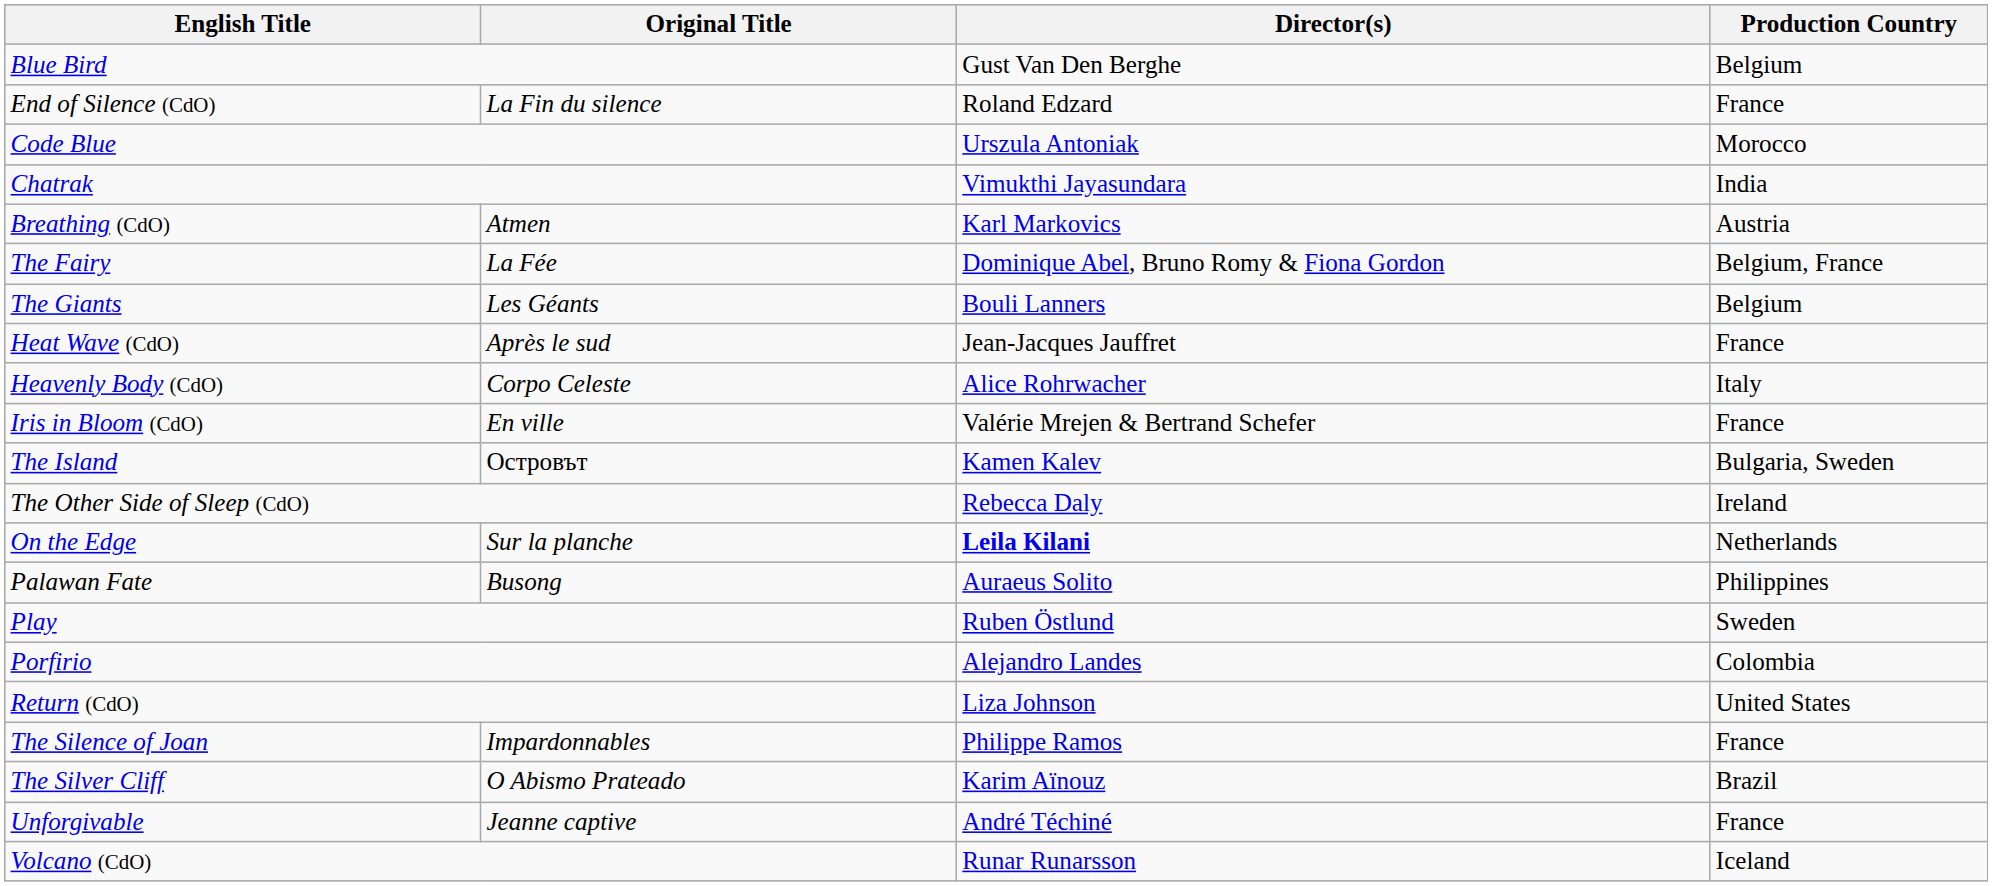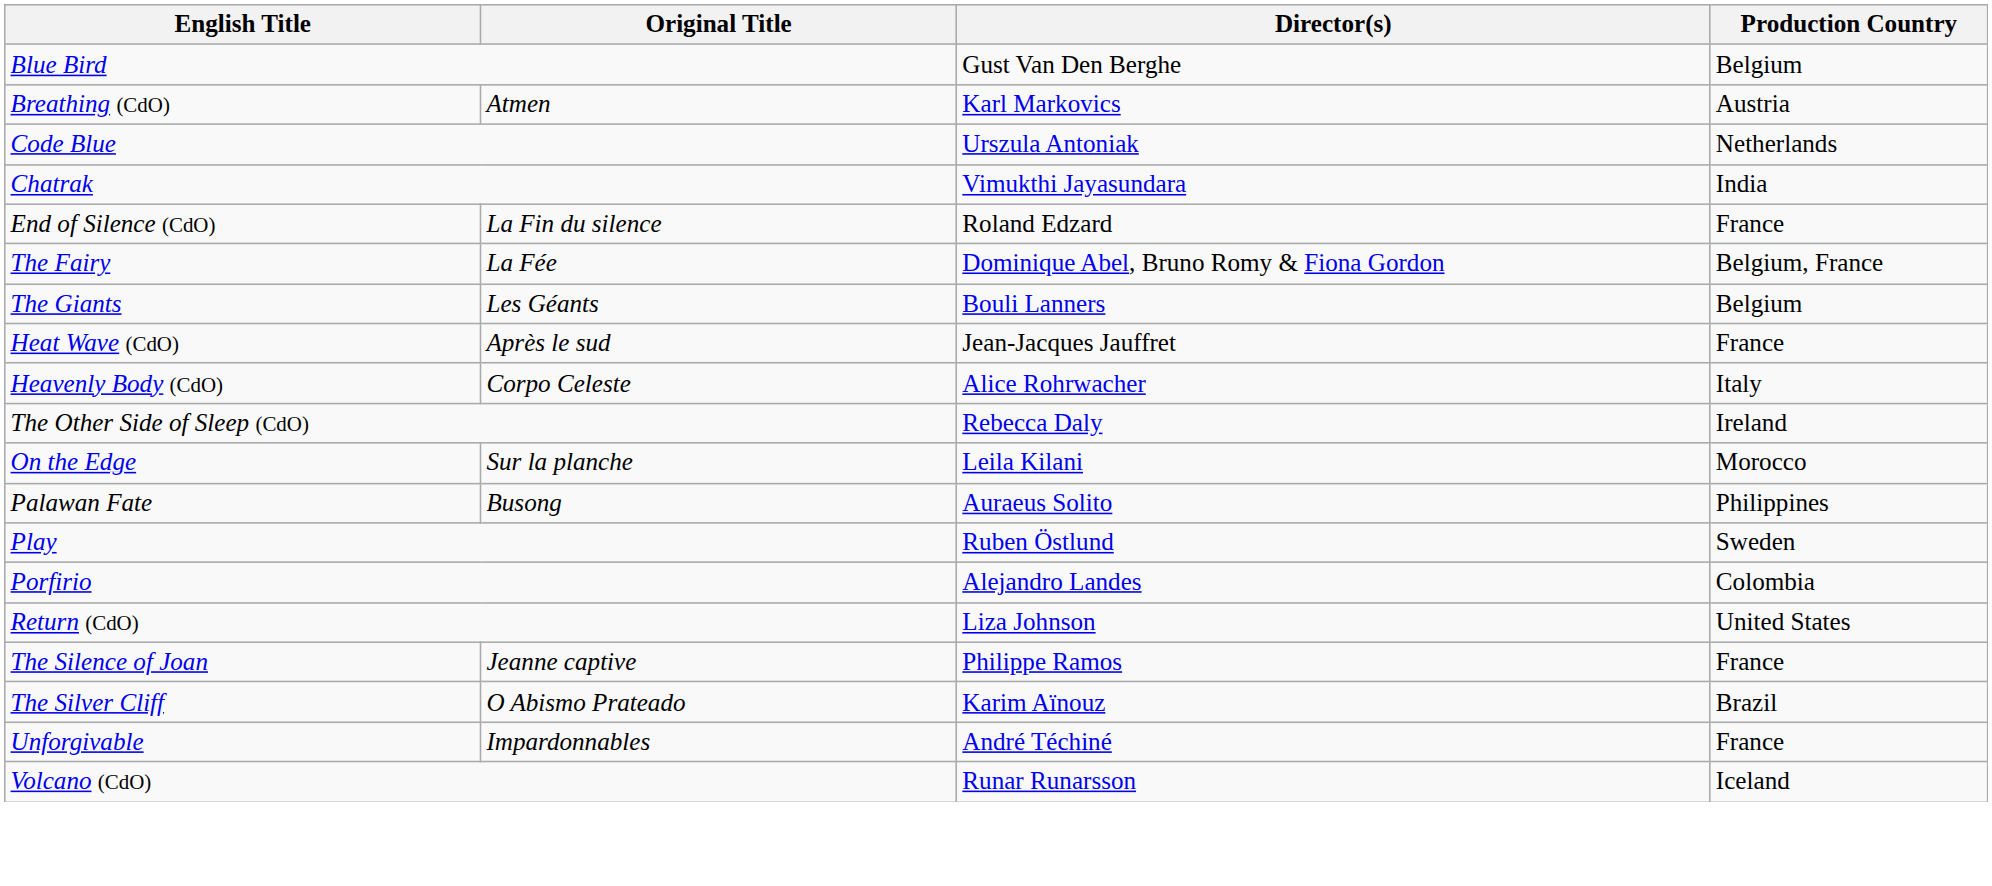rows swapped: (90, 223) <-> (113, 104)
(1761, 143) Morocco -> (1777, 143) Netherlands
- row: (107, 422)
- row: (64, 462)
(1026, 542) bold -> (1023, 462) normal
(1777, 542) Netherlands -> (1761, 462) Morocco
(568, 741) Impardonnables -> (561, 661) Jeanne captive
(561, 821) Jeanne captive -> (568, 741) Impardonnables
